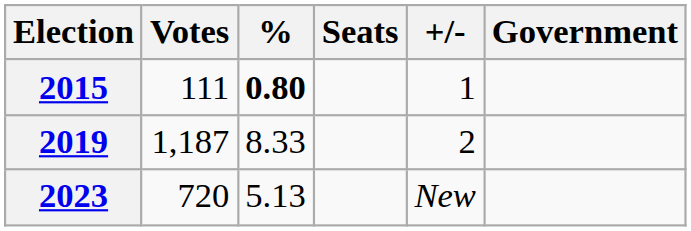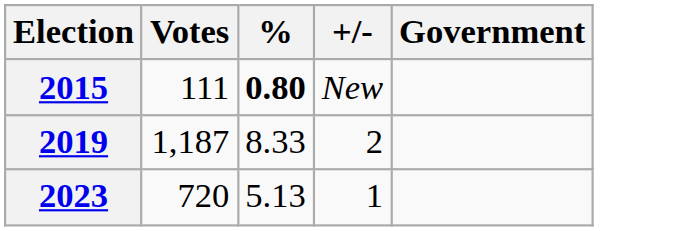- column: (360, 31)
(467, 86) 1 -> (352, 86) New
(445, 196) New -> (374, 196) 1
